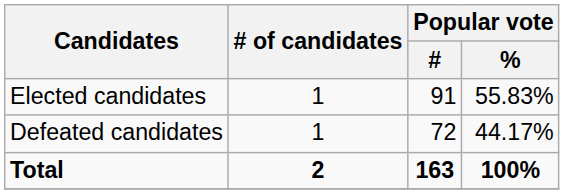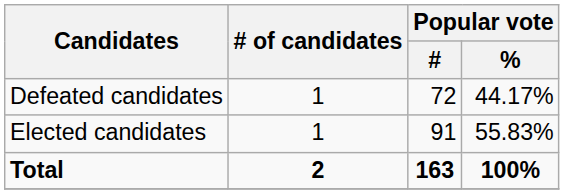rows swapped: (108, 96) <-> (116, 133)
